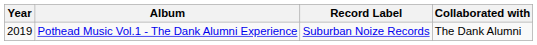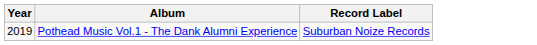- column: (482, 13)
